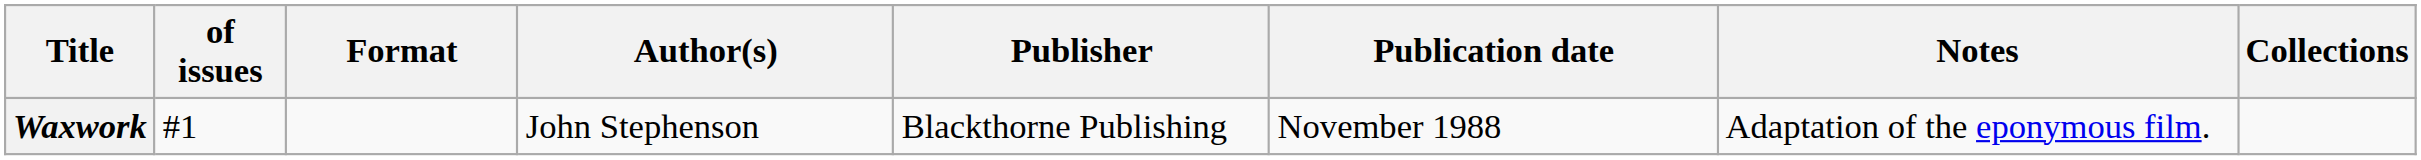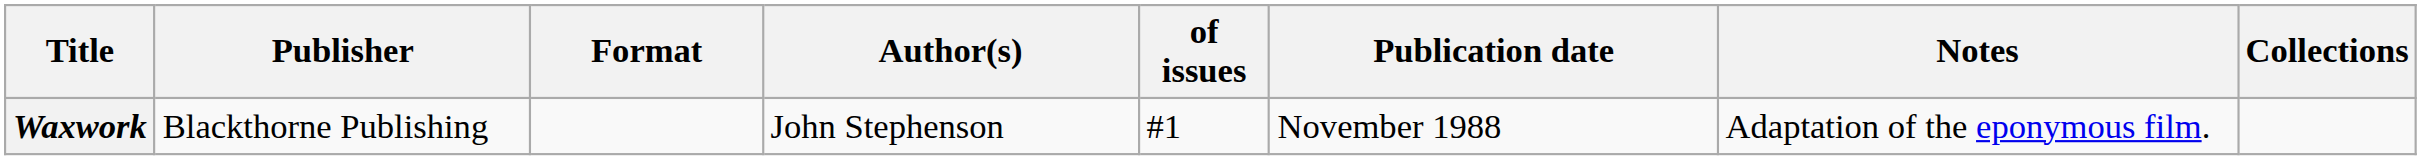columns swapped: (220, 51) <-> (1082, 51)
